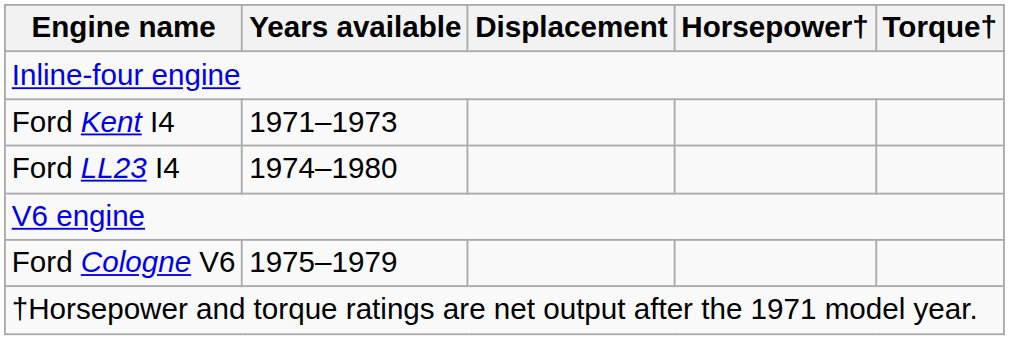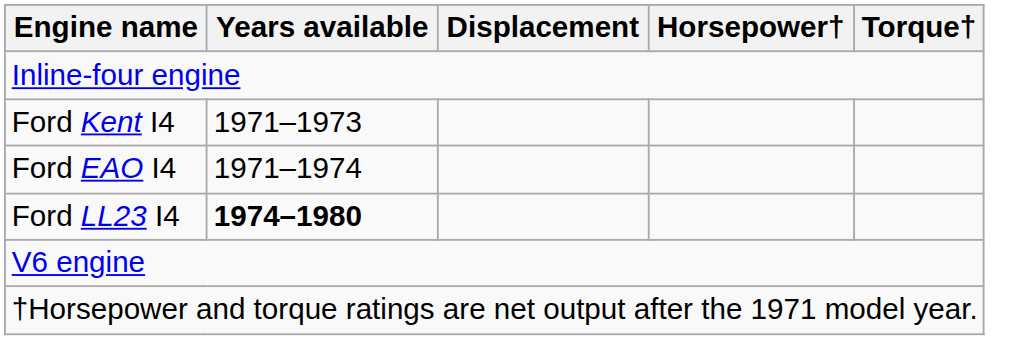+ row: (94, 168)
(323, 168) normal -> (288, 215) bold
- row: (124, 262)
